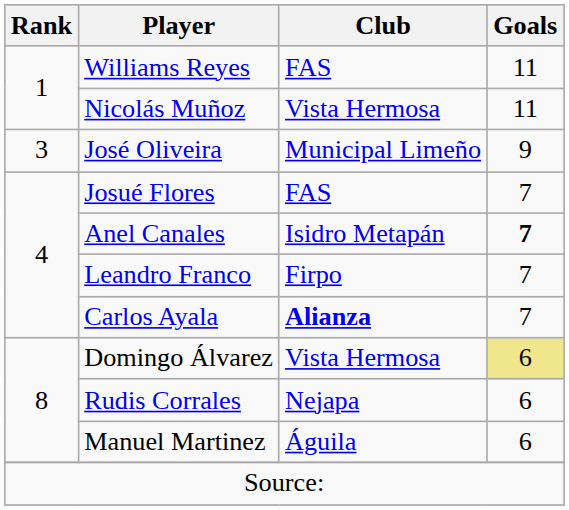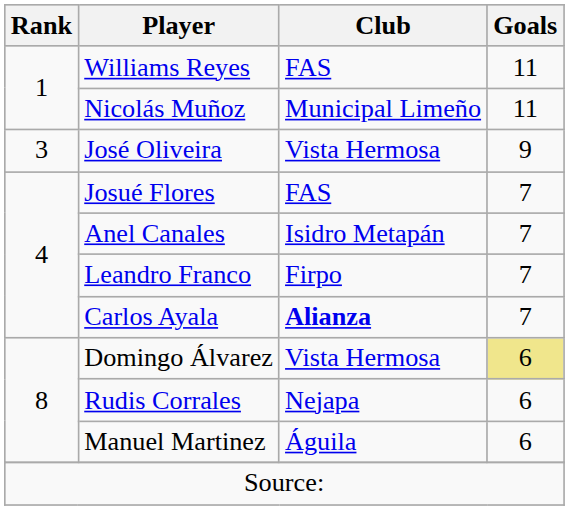(363, 108) Vista Hermosa -> (383, 108) Municipal Limeño
(383, 150) Municipal Limeño -> (363, 150) Vista Hermosa
(525, 233) bold -> (525, 233) normal
